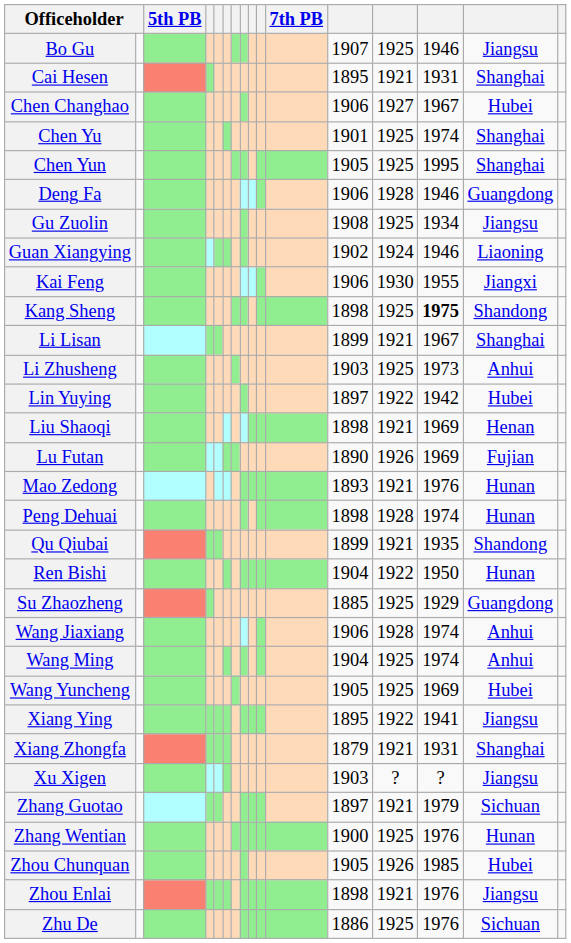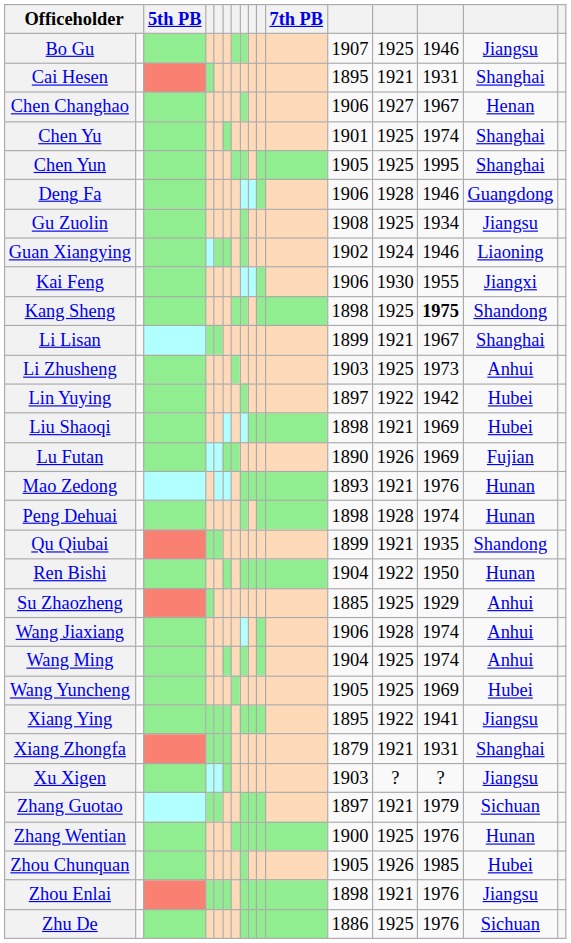(510, 106) Hubei -> (510, 106) Henan
(510, 427) Henan -> (510, 427) Hubei
(510, 602) Guangdong -> (510, 602) Anhui
